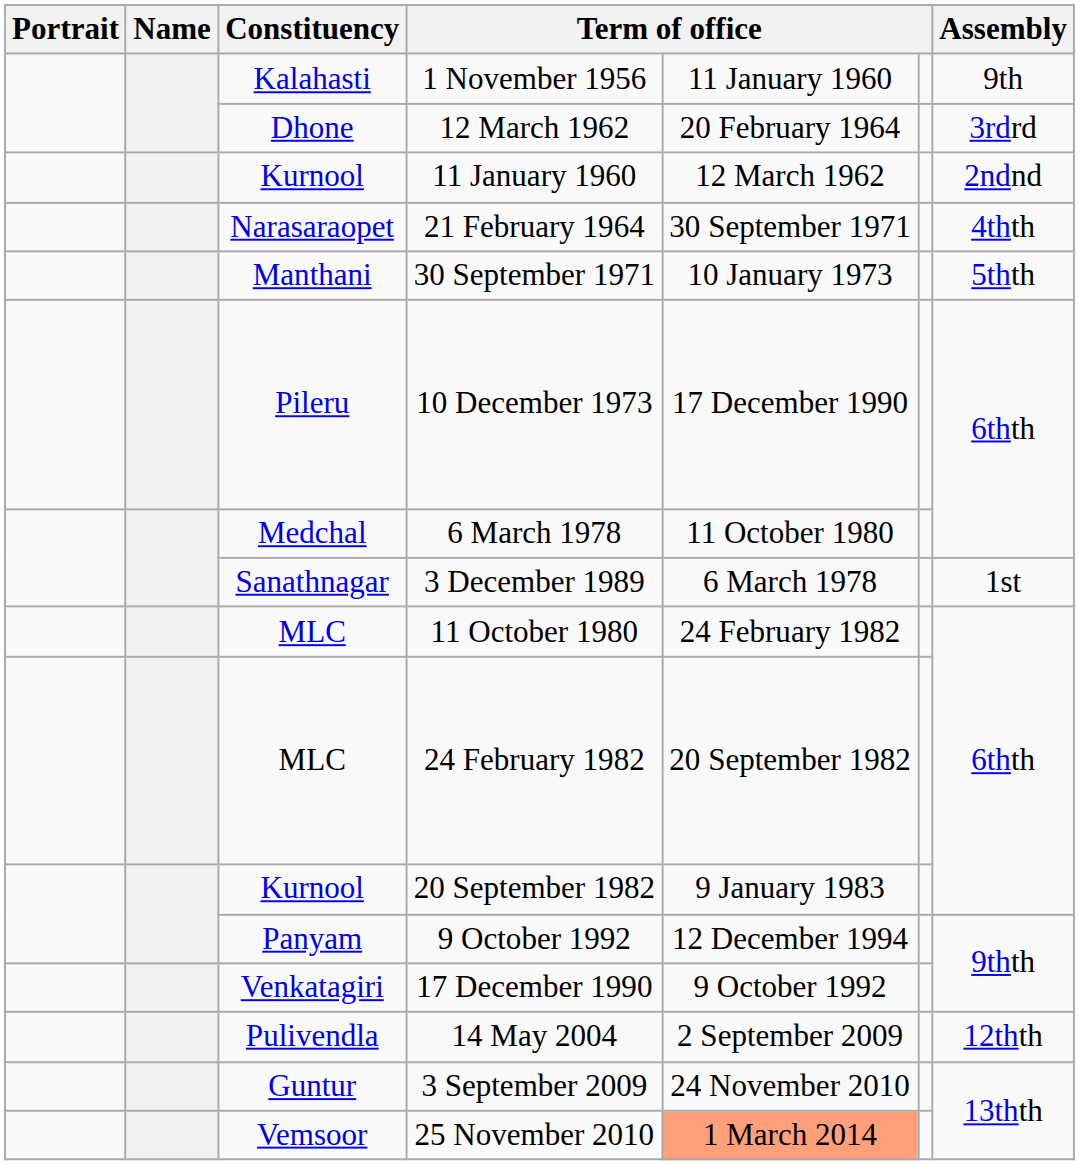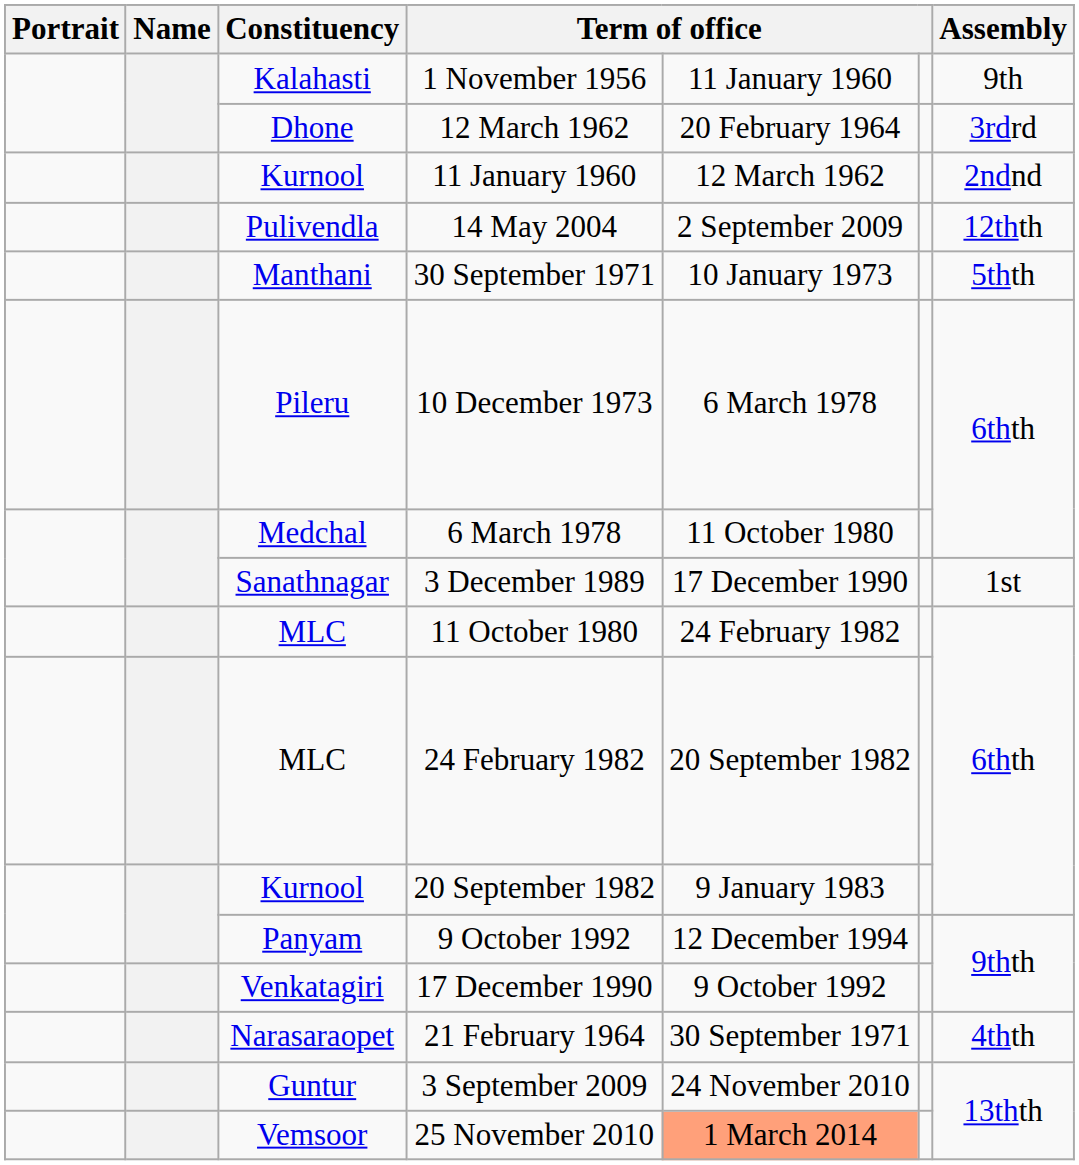rows swapped: (534, 226) <-> (534, 1036)
(790, 404) 17 December 1990 -> (790, 404) 6 March 1978
(790, 582) 6 March 1978 -> (790, 582) 17 December 1990
